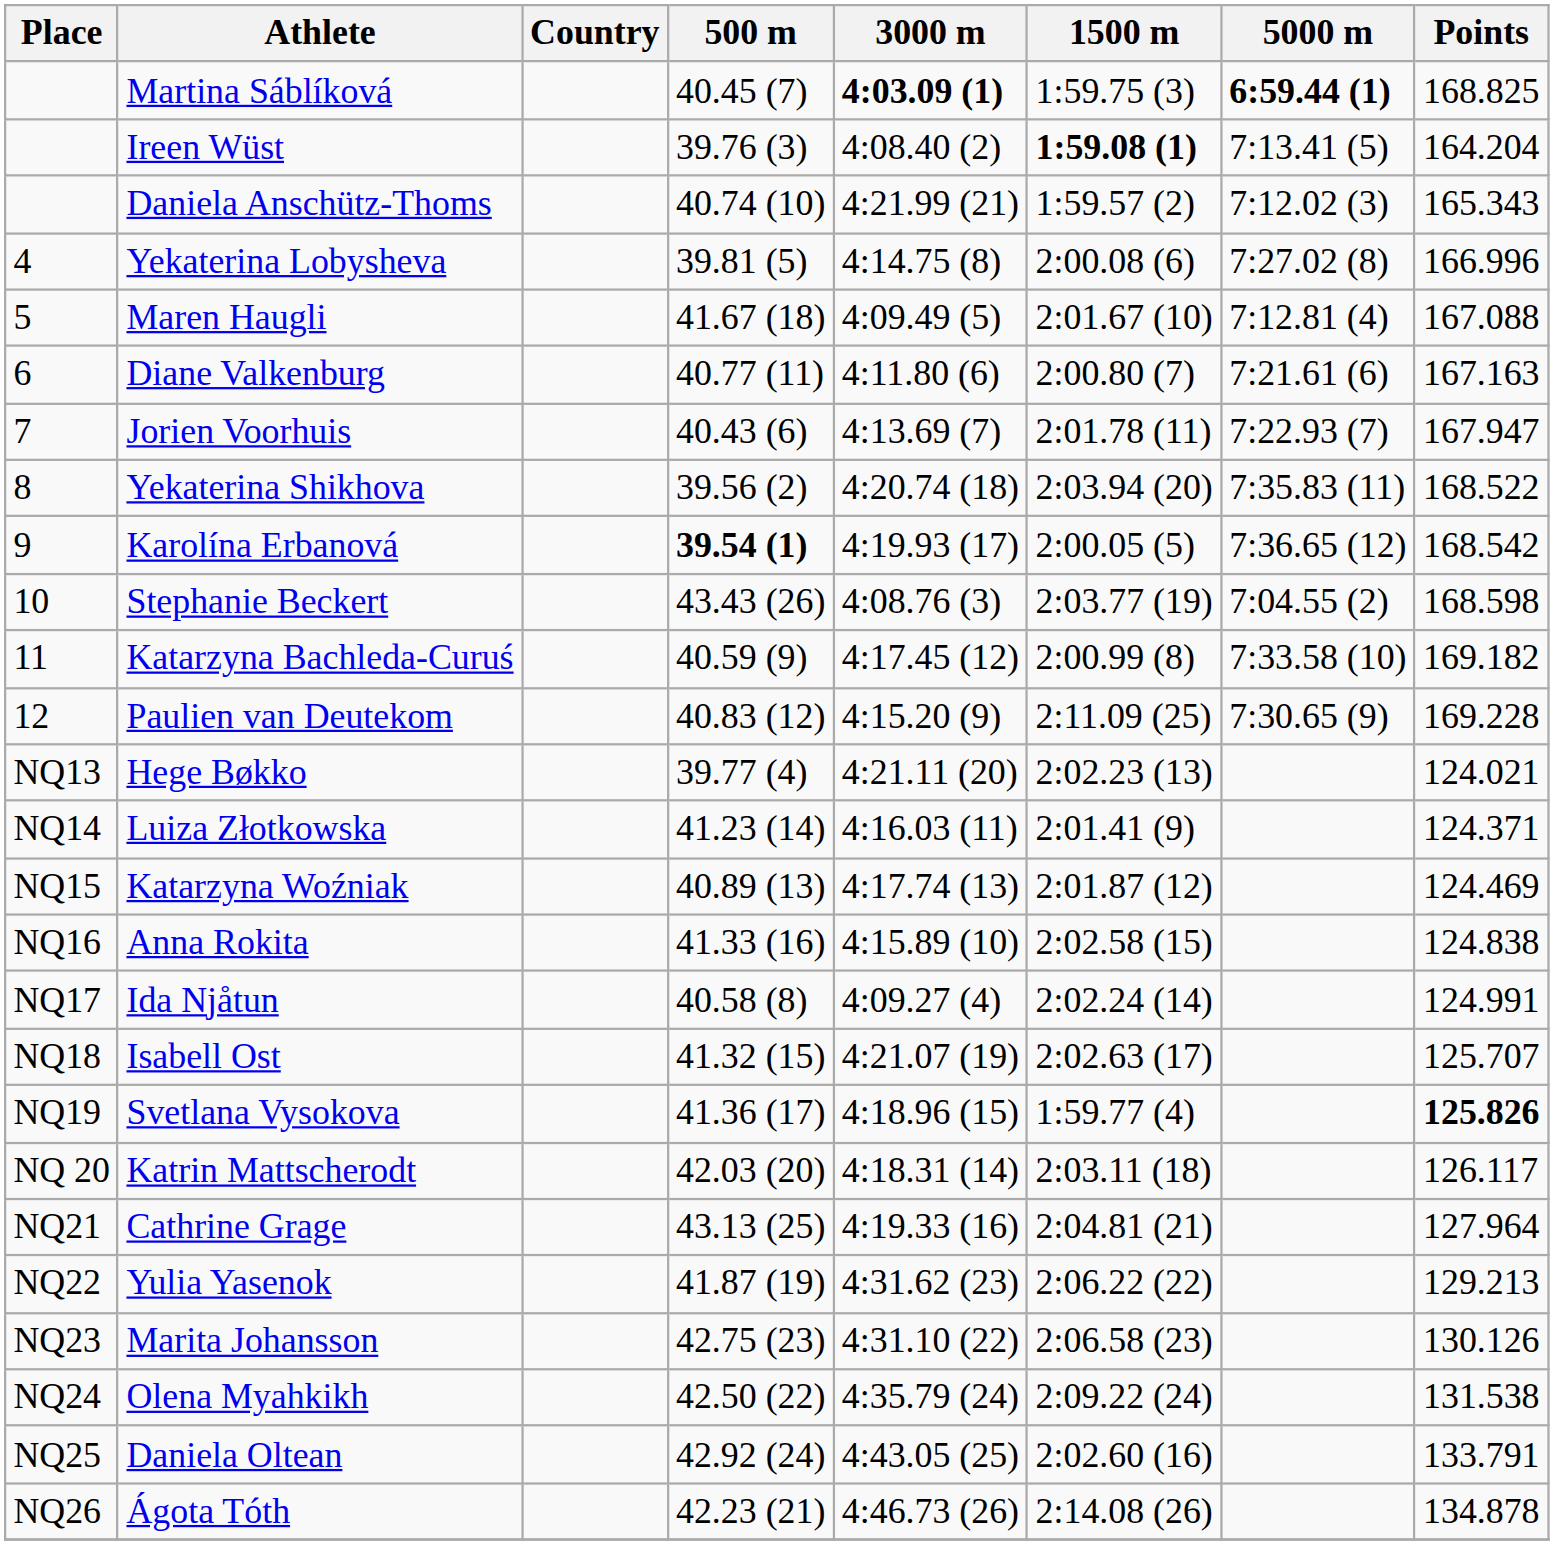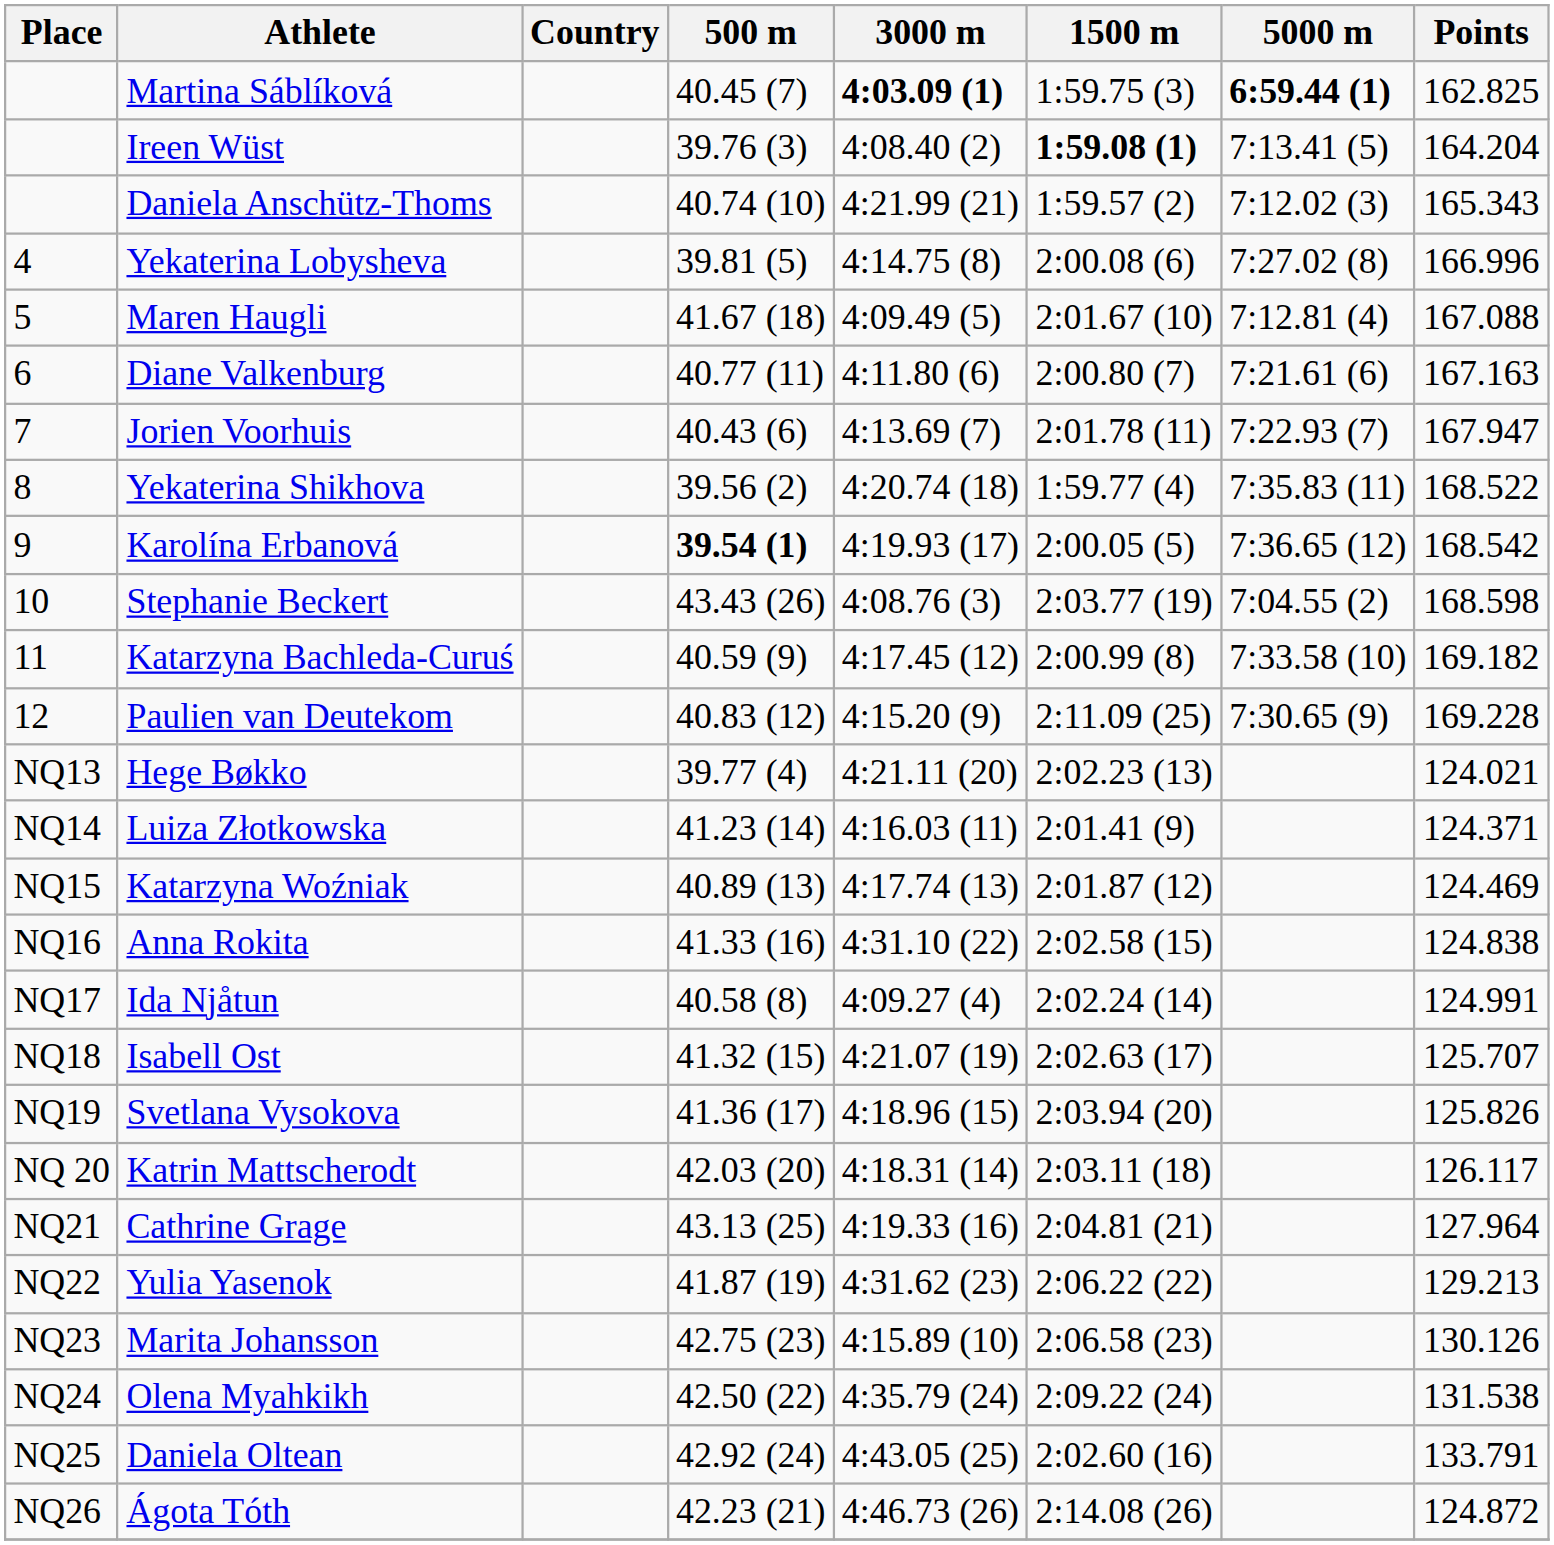(1481, 89) 168.825 -> (1481, 89) 162.825
(1124, 487) 2:03.94 (20) -> (1115, 487) 1:59.77 (4)
(930, 942) 4:15.89 (10) -> (930, 942) 4:31.10 (22)
(1115, 1112) 1:59.77 (4) -> (1124, 1112) 2:03.94 (20)
(1481, 1112) bold -> (1481, 1112) normal
(930, 1340) 4:31.10 (22) -> (930, 1340) 4:15.89 (10)
(1481, 1510) 134.878 -> (1481, 1510) 124.872
